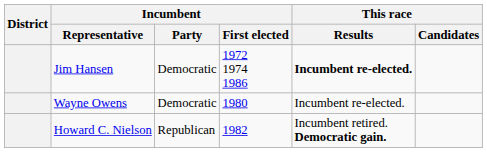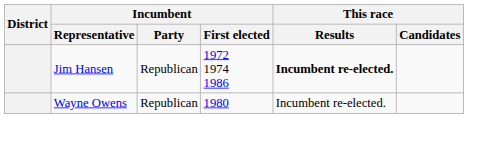(187, 68) Democratic -> (169, 68) Republican
(187, 103) Democratic -> (169, 103) Republican
- row: (103, 130)
